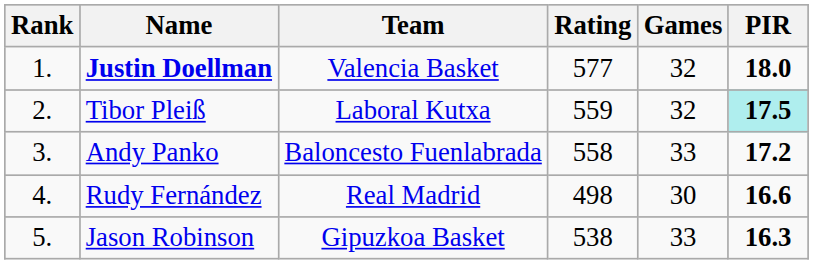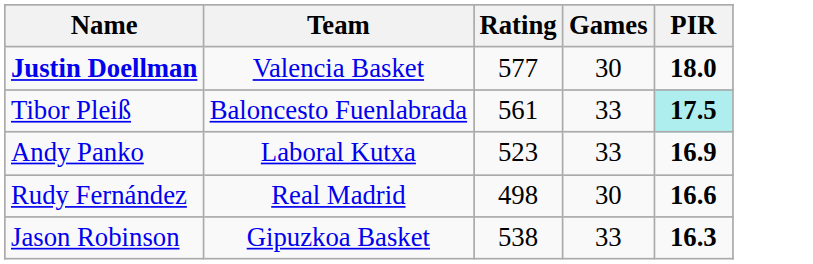- column: (42, 25)
(683, 68) 32 -> (608, 68) 30
(413, 110) Laboral Kutxa -> (338, 110) Baloncesto Fuenlabrada
(593, 110) 559 -> (518, 110) 561
(683, 110) 32 -> (608, 110) 33
(413, 152) Baloncesto Fuenlabrada -> (338, 152) Laboral Kutxa
(593, 152) 558 -> (518, 152) 523
(768, 152) 17.2 -> (693, 152) 16.9
